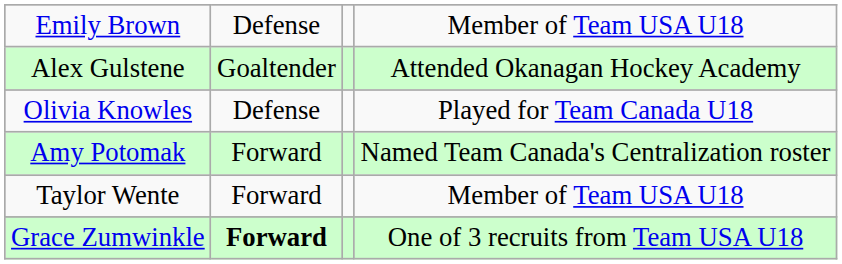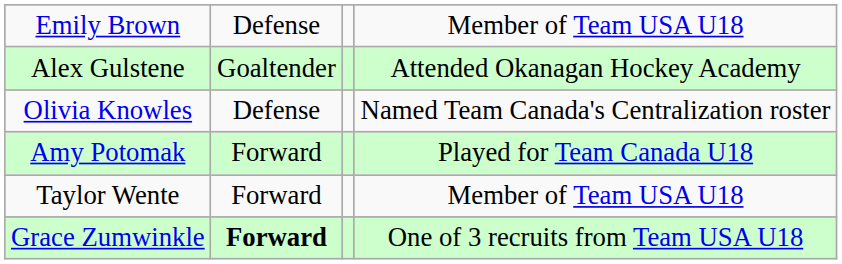(596, 110) Played for Team Canada U18 -> (596, 110) Named Team Canada's Centralization roster
(596, 152) Named Team Canada's Centralization roster -> (596, 152) Played for Team Canada U18
